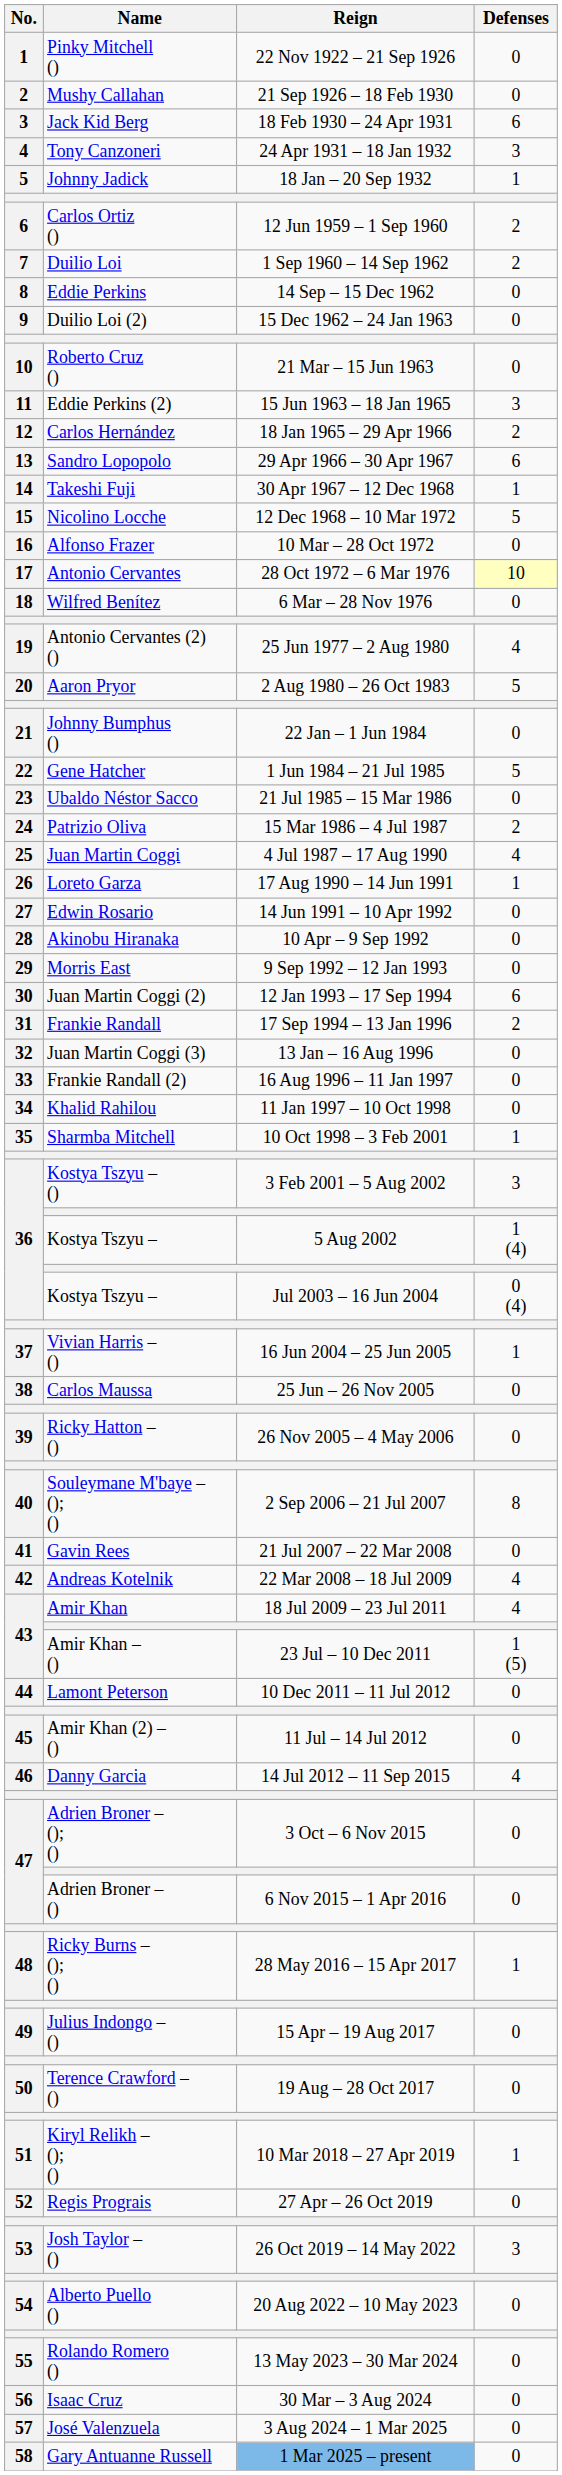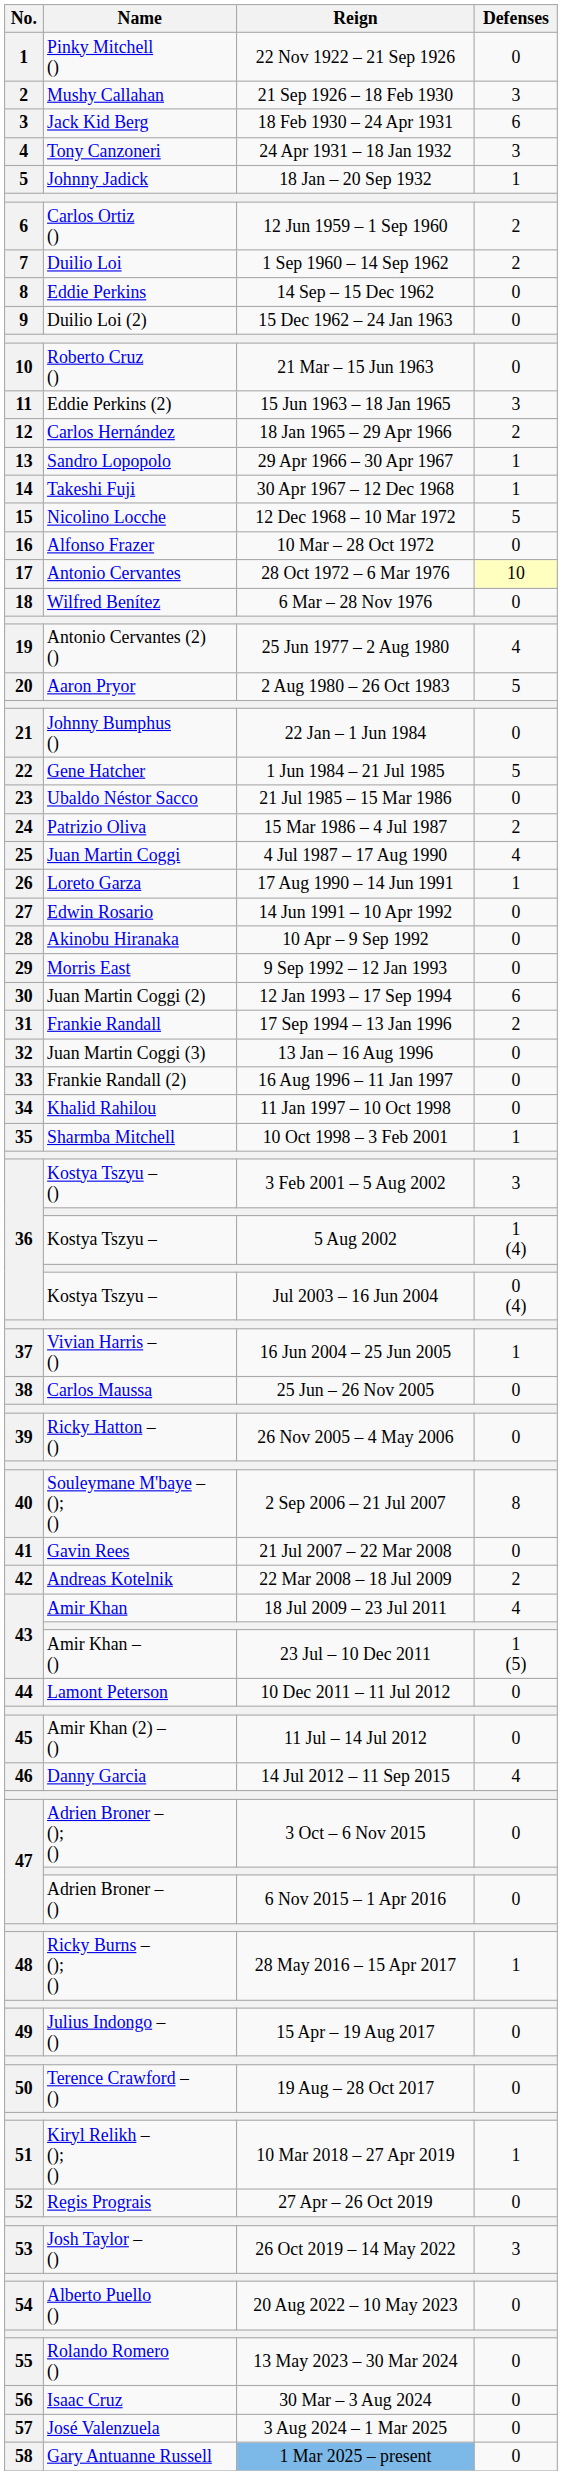(516, 94) 0 -> (516, 94) 3
(516, 461) 6 -> (516, 461) 1
(516, 1579) 4 -> (516, 1579) 2
